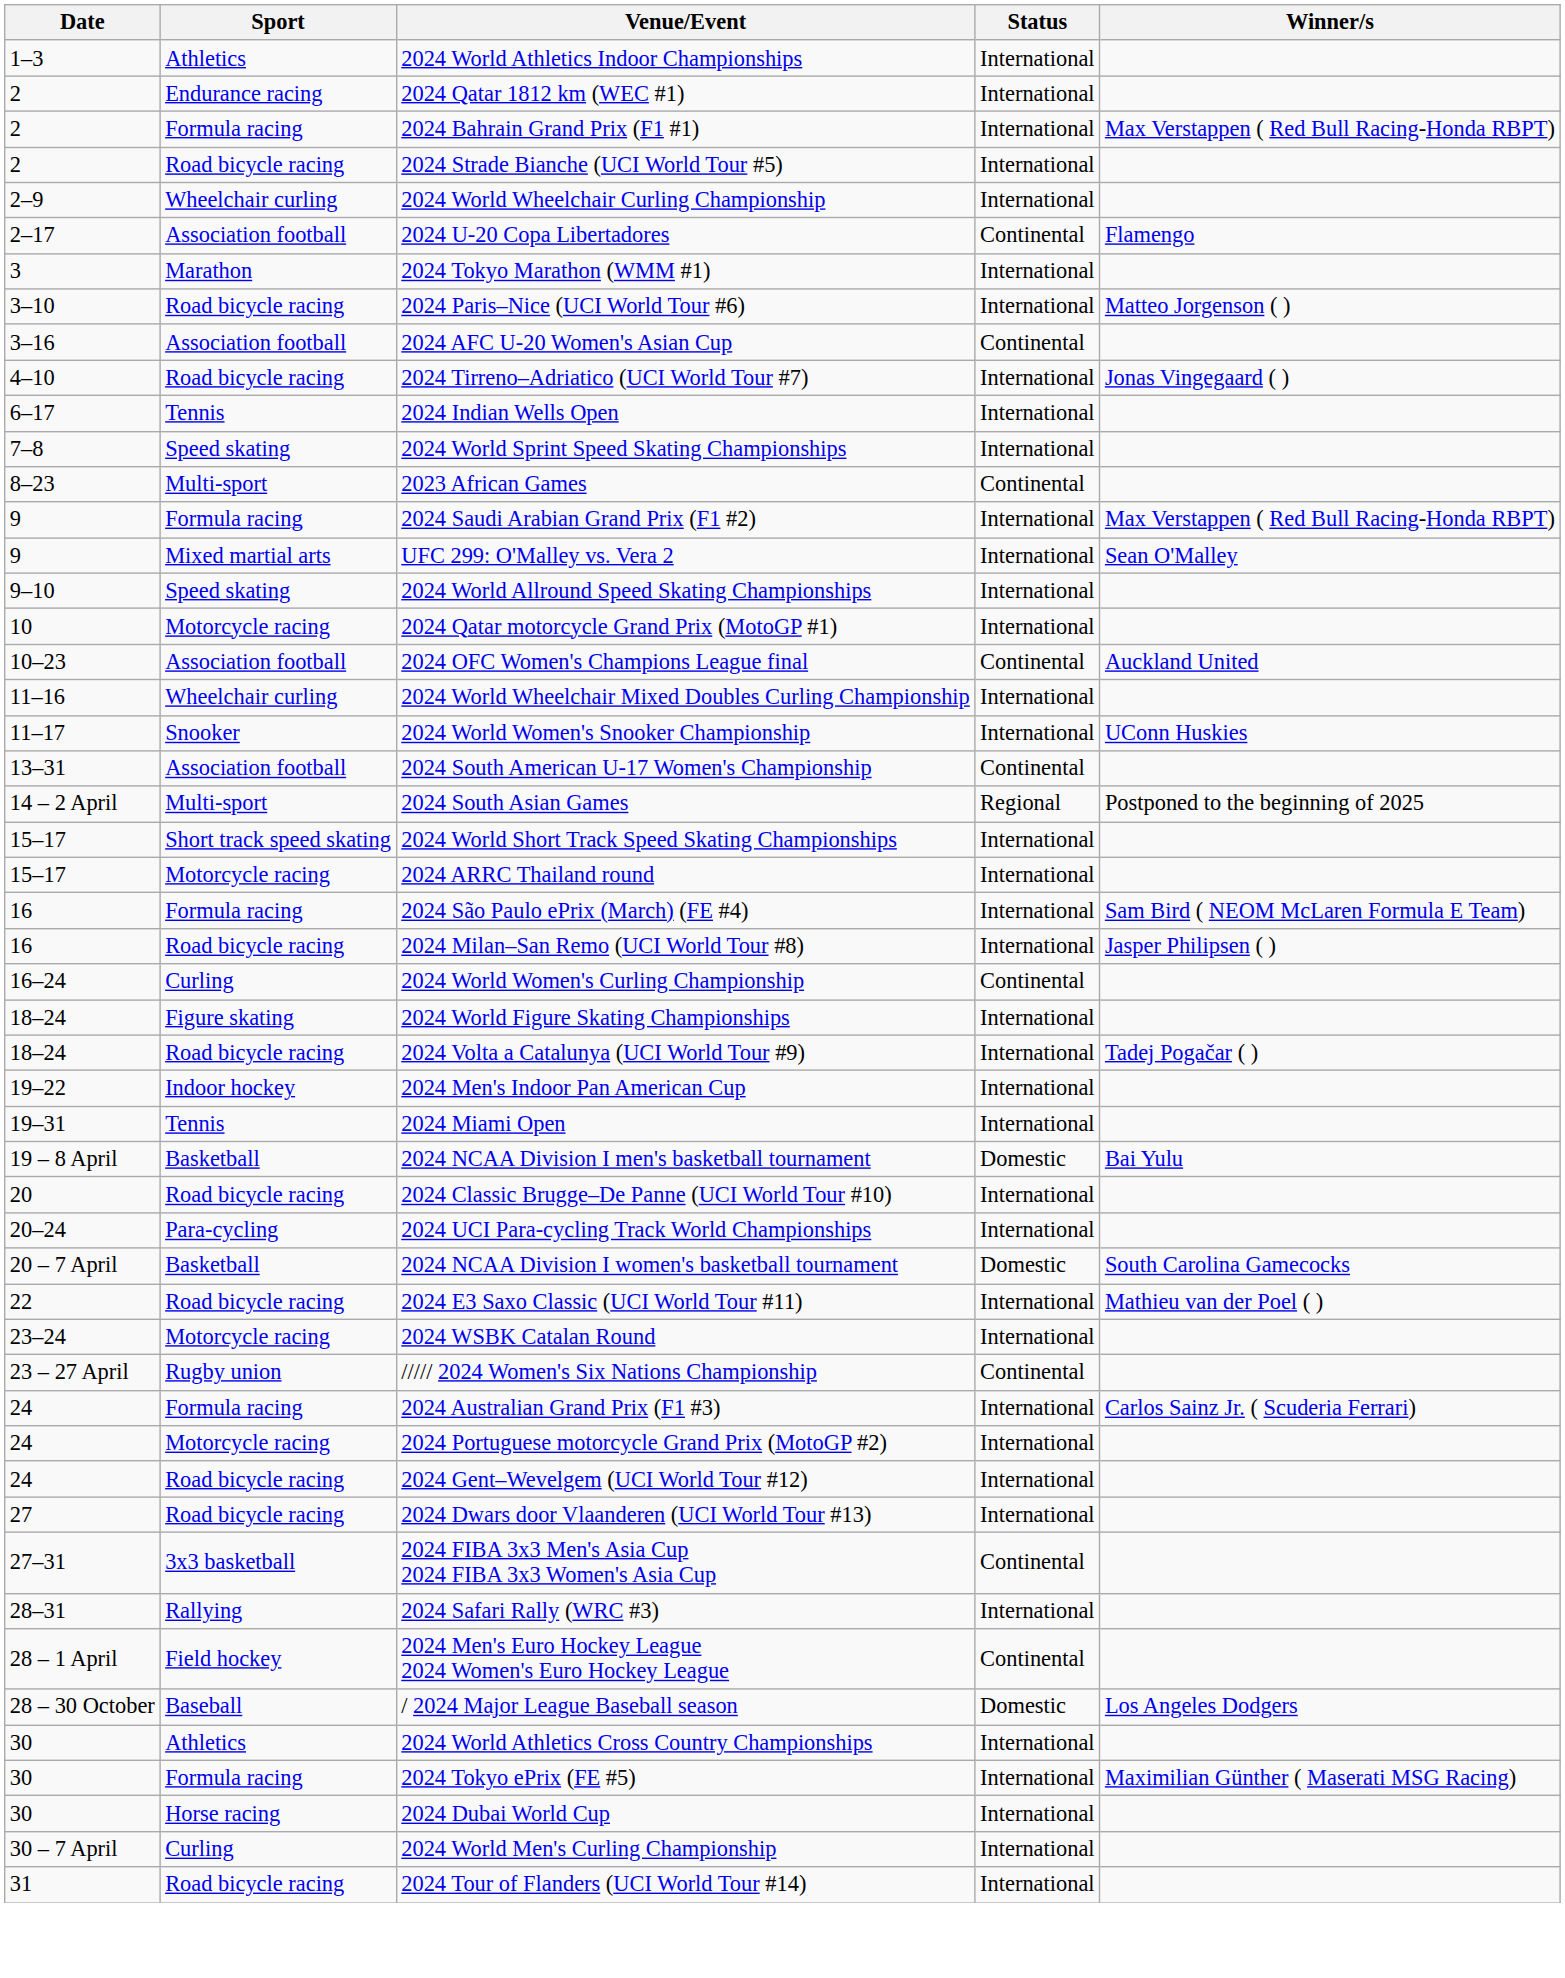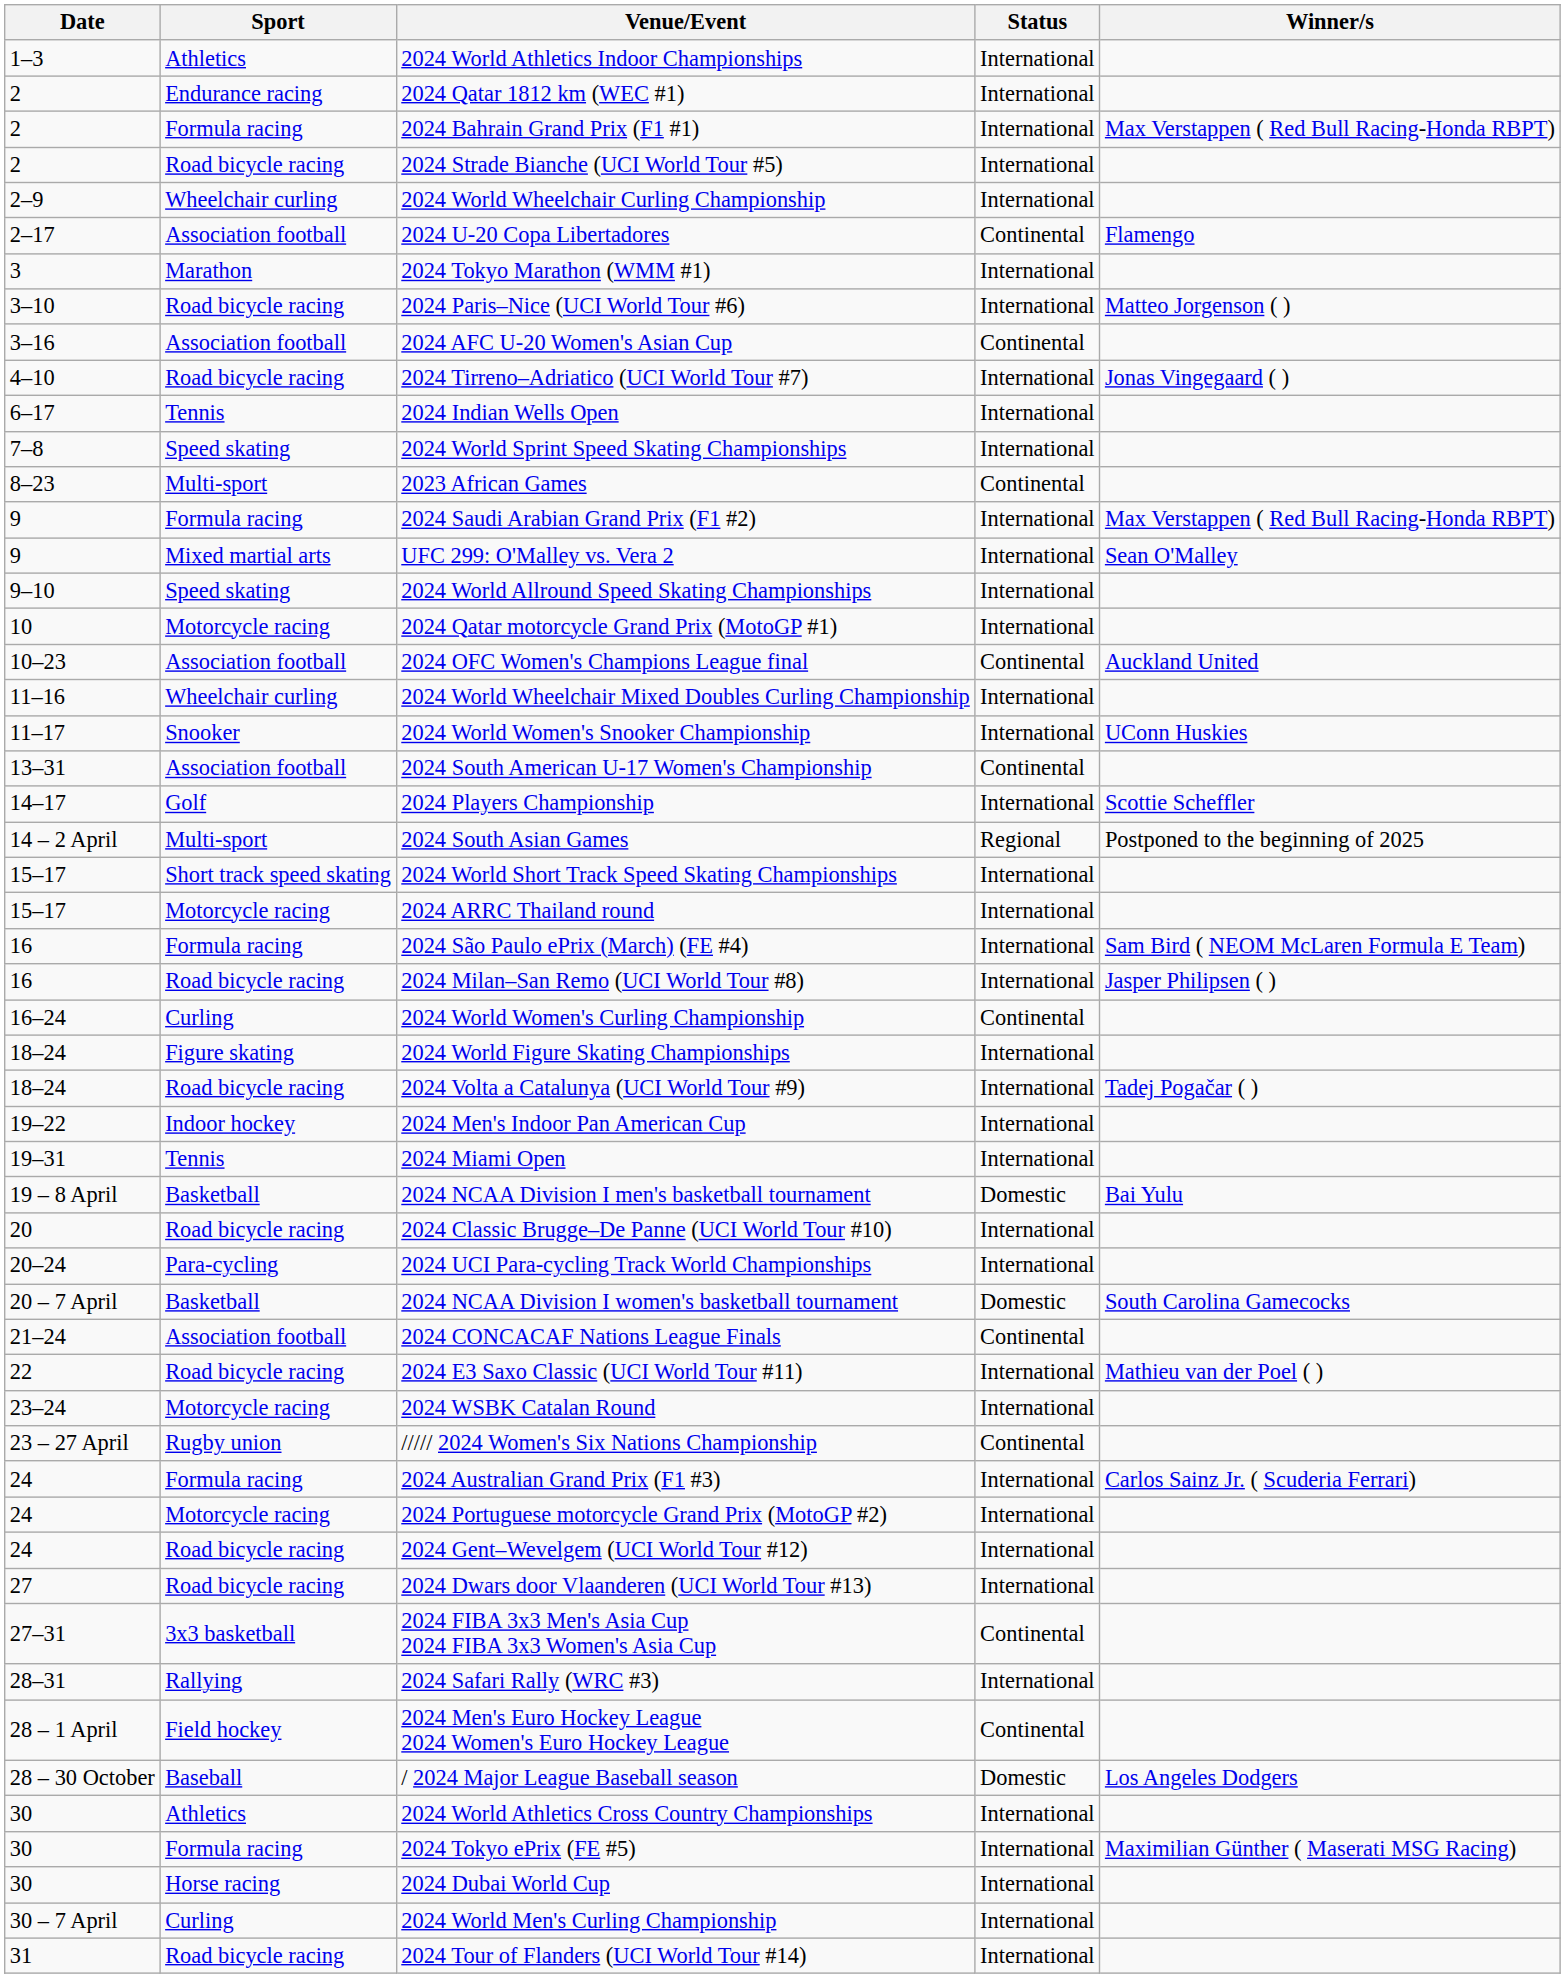+ row: (528, 803)
+ row: (591, 1336)
